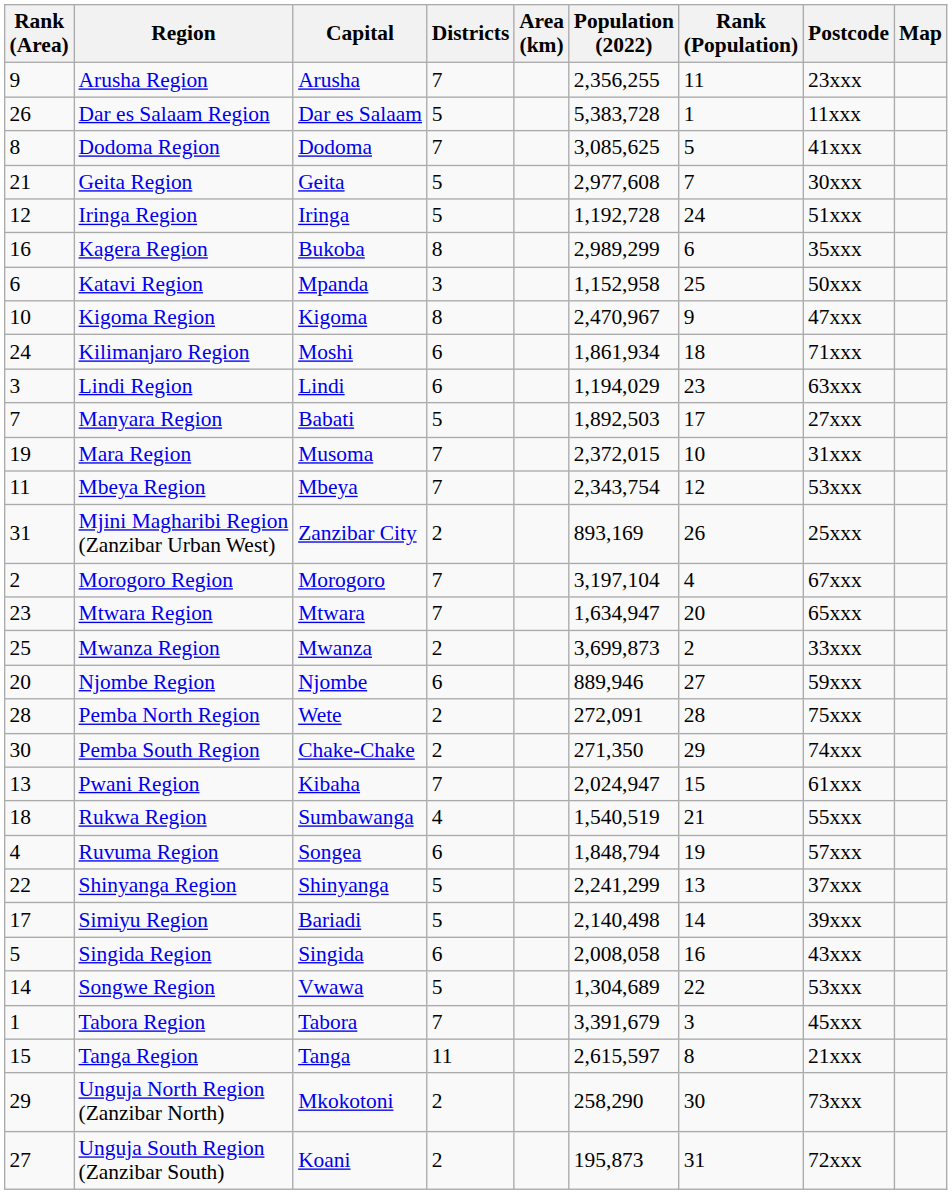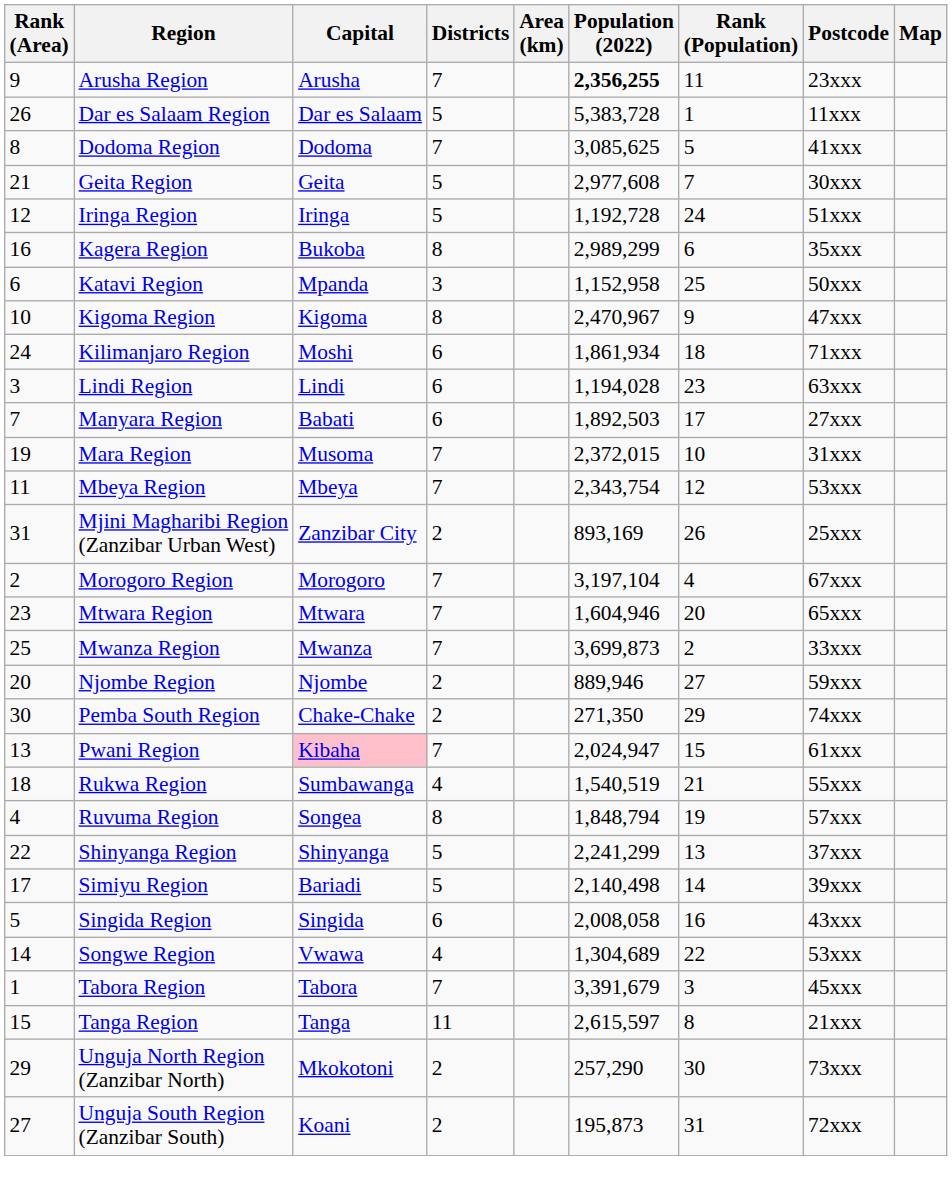(617, 79) normal -> (617, 79) bold
(617, 385) 1,194,029 -> (617, 385) 1,194,028
(437, 419) 5 -> (437, 419) 6
(617, 613) 1,634,947 -> (617, 613) 1,604,946
(437, 647) 2 -> (437, 647) 7
(437, 681) 6 -> (437, 681) 2
- row: (169, 715)
(329, 783) no background -> (329, 749) pink background
(437, 851) 6 -> (437, 817) 8
(437, 987) 5 -> (437, 953) 4
(609, 1101) 258,290 -> (609, 1067) 257,290
